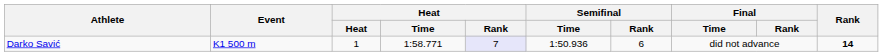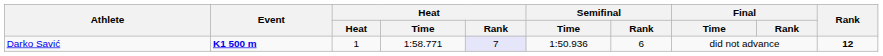(234, 44) normal -> (235, 44) bold
(848, 44) 14 -> (848, 44) 12
